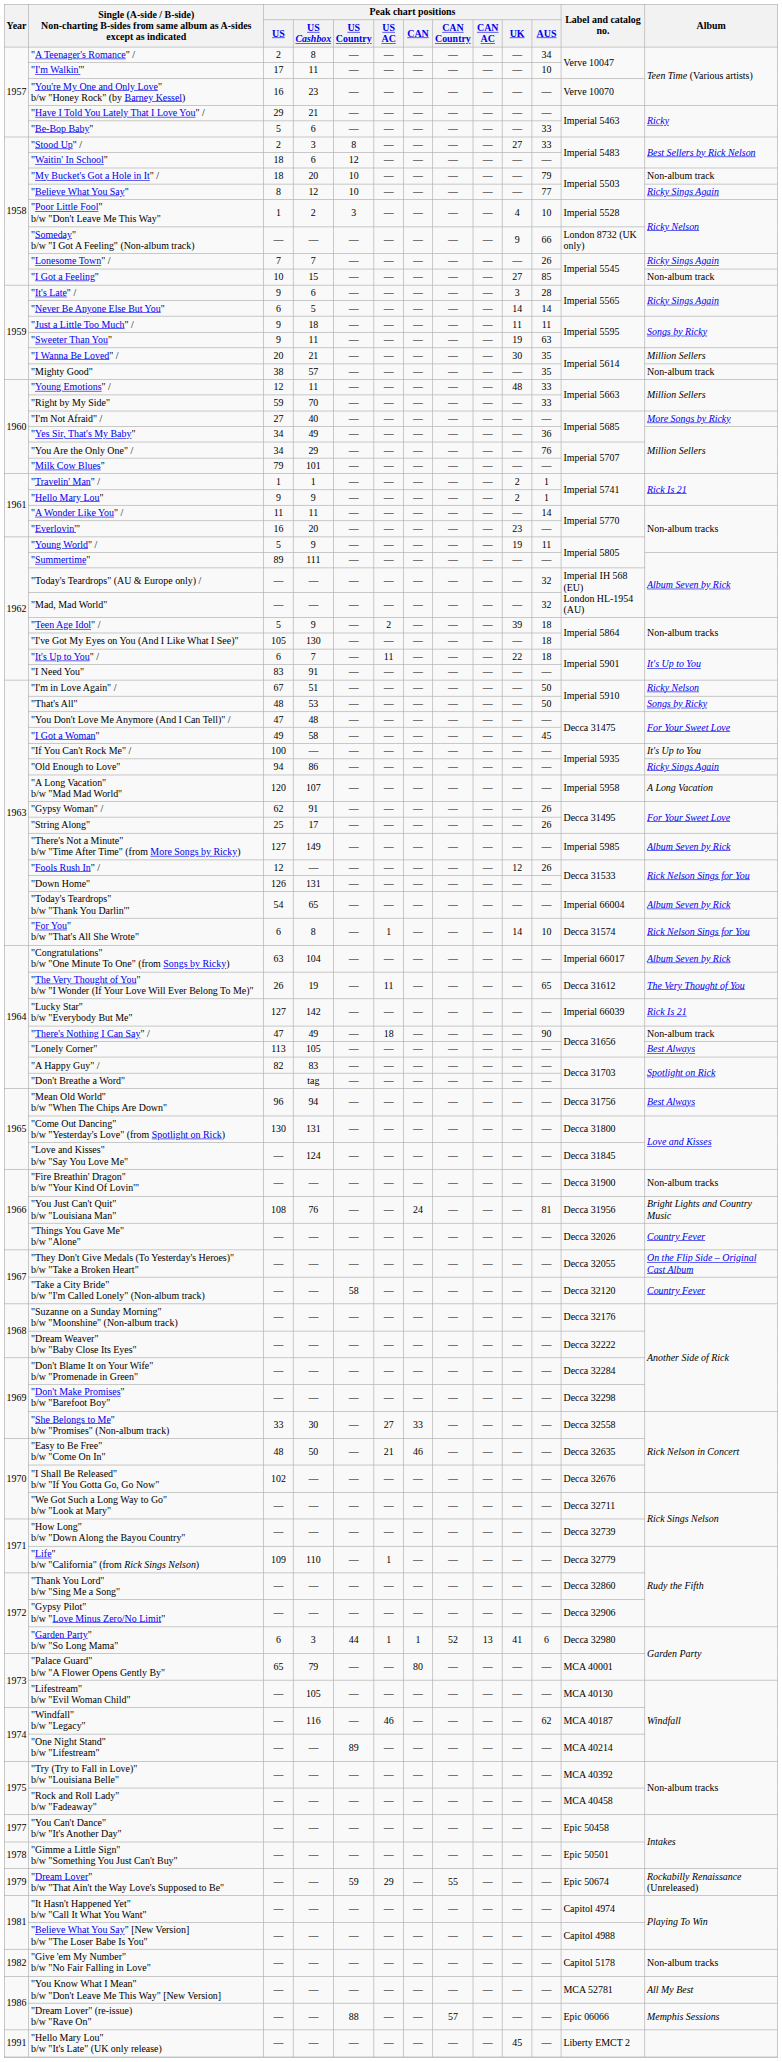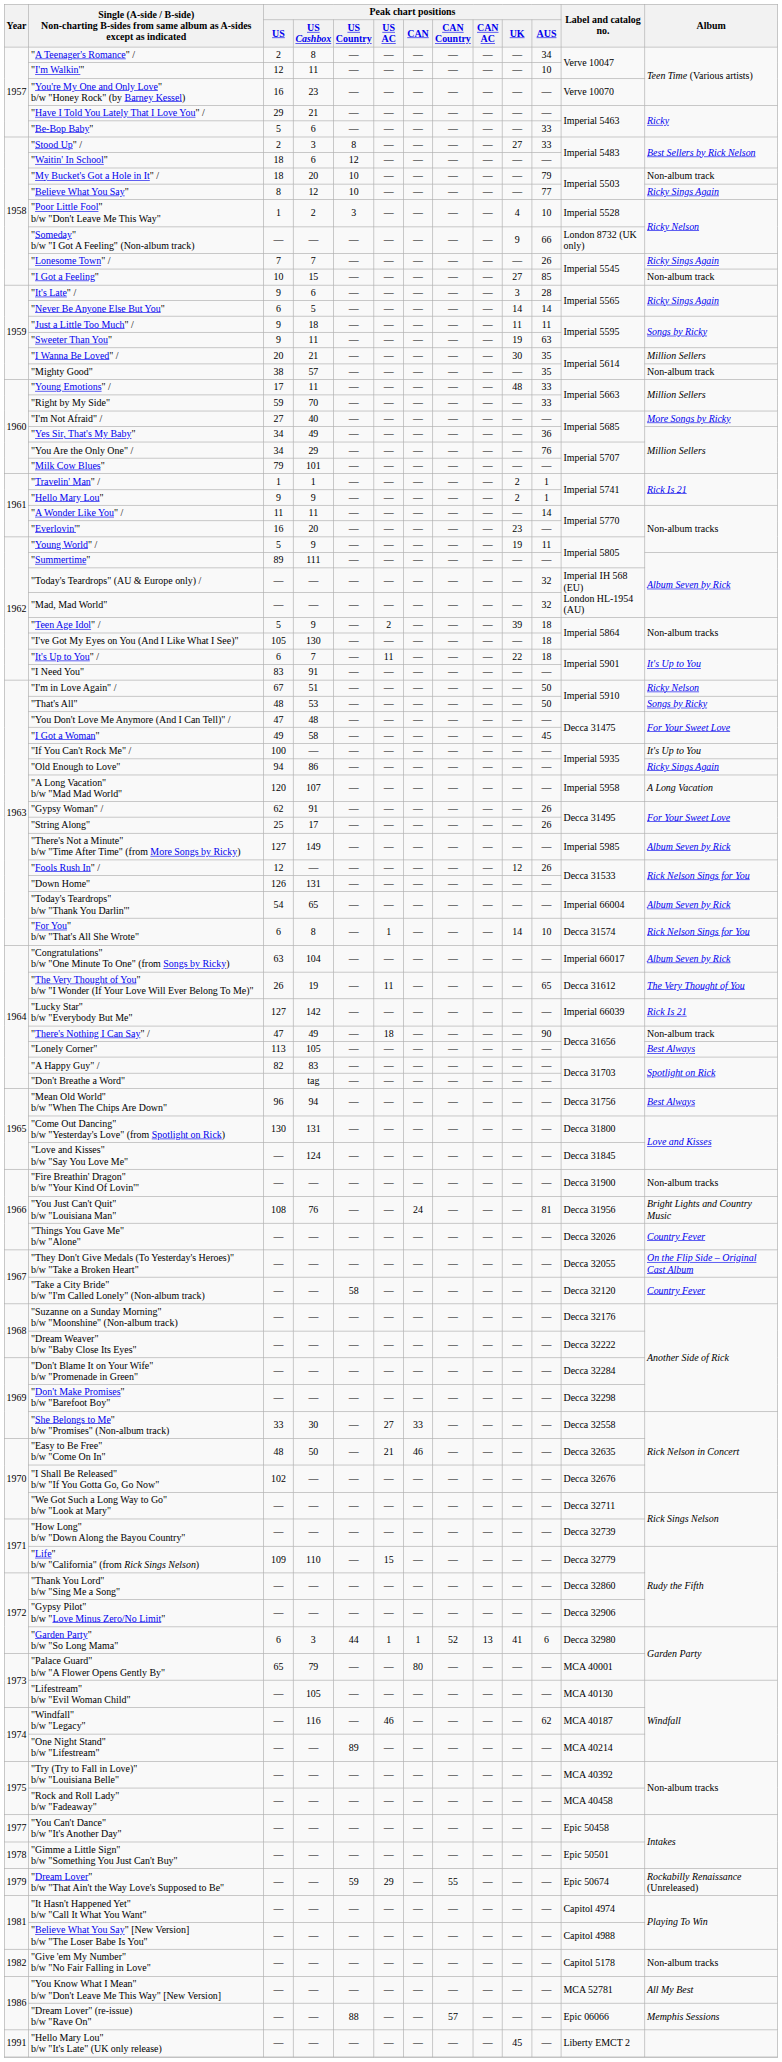(278, 70) 17 -> (278, 70) 12
(278, 387) 12 -> (278, 387) 17
(389, 1559) 1 -> (389, 1559) 15
